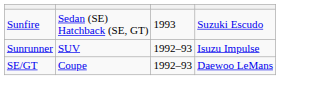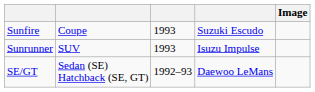+ column: (293, 13)
(103, 24) Sedan (SE) Hatchback (SE, GT) -> (72, 30) Coupe
(173, 48) 1992–93 -> (165, 48) 1993
(72, 65) Coupe -> (103, 71) Sedan (SE) Hatchback (SE, GT)
